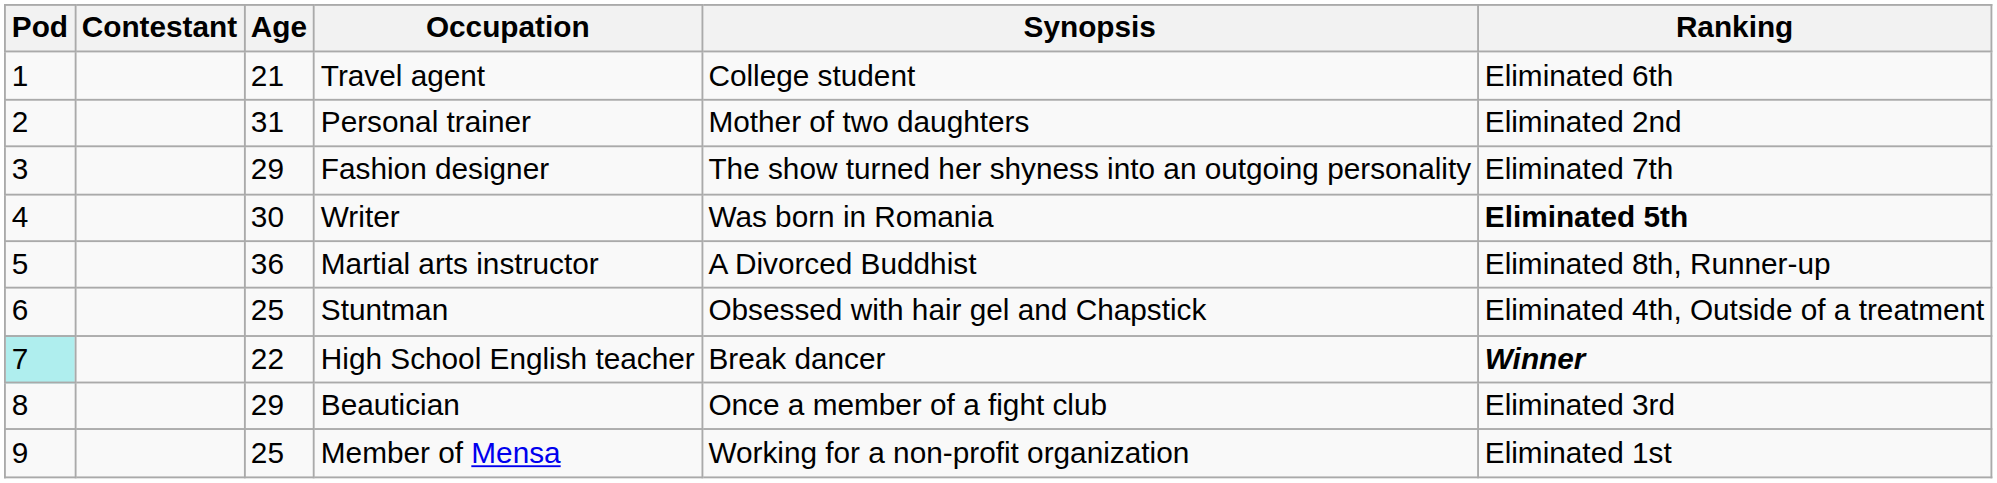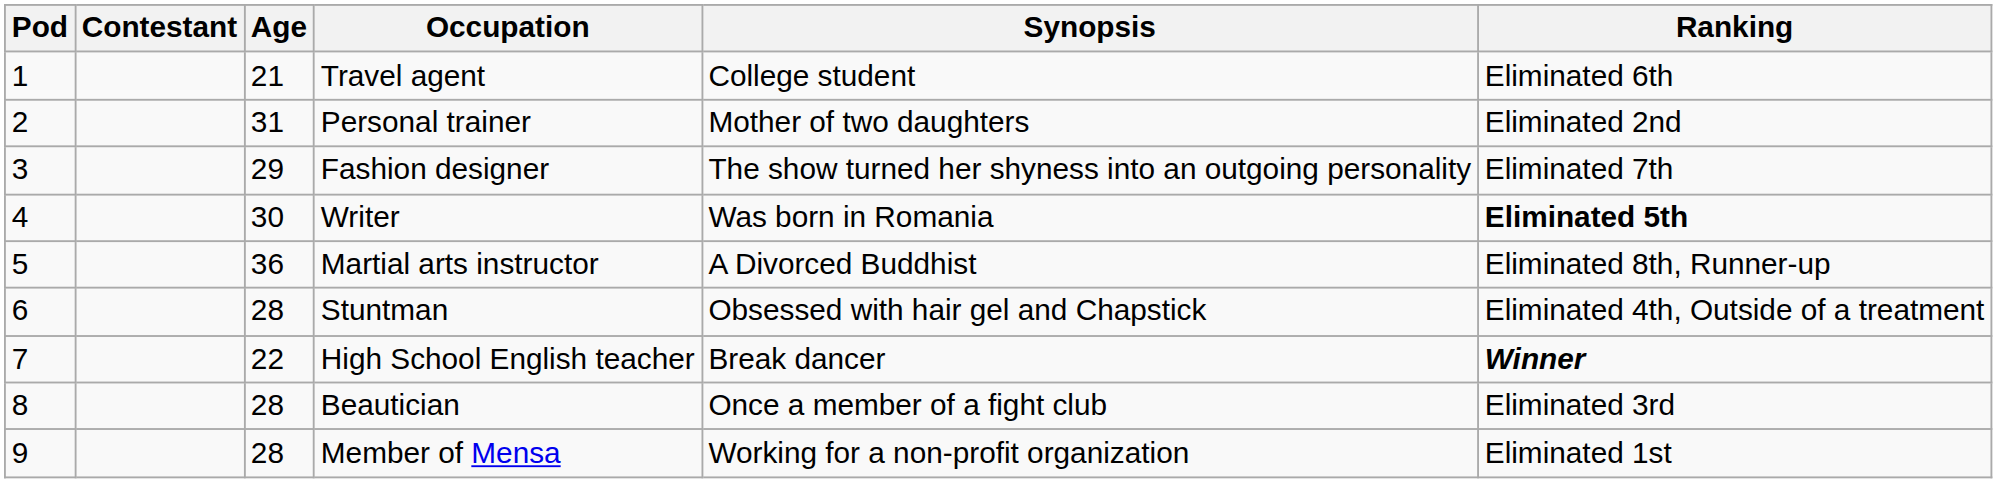(267, 311) 25 -> (267, 311) 28
(20, 358) paleturquoise background -> (20, 358) no background
(267, 405) 29 -> (267, 405) 28
(267, 452) 25 -> (267, 452) 28
